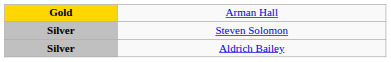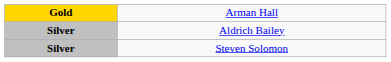rows swapped: (252, 30) <-> (252, 48)
